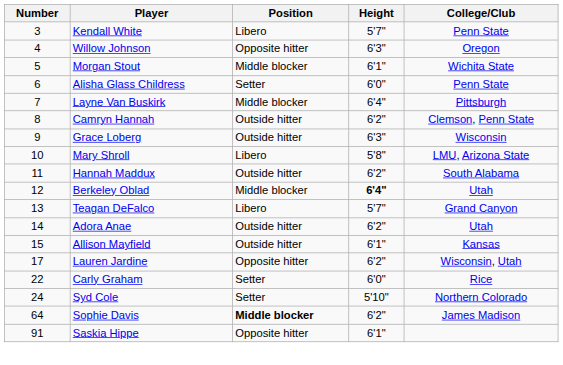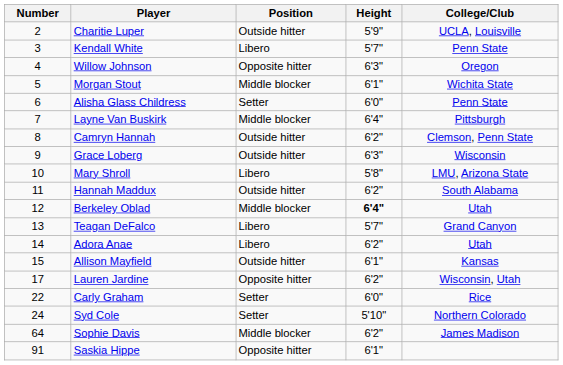+ row: (109, 31)
(269, 226) Outside hitter -> (254, 244) Libero
(275, 315) bold -> (275, 333) normal
